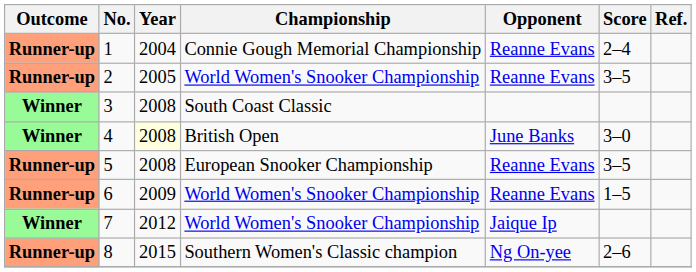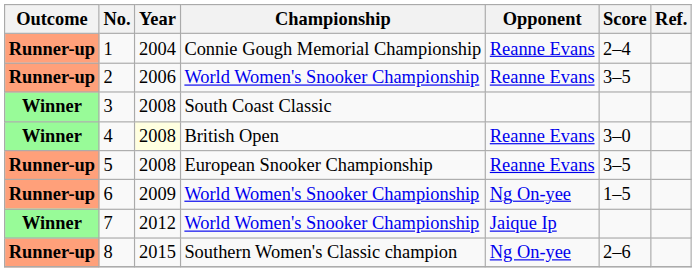(158, 77) 2005 -> (158, 77) 2006
(532, 135) June Banks -> (542, 135) Reanne Evans
(542, 194) Reanne Evans -> (530, 194) Ng On-yee
